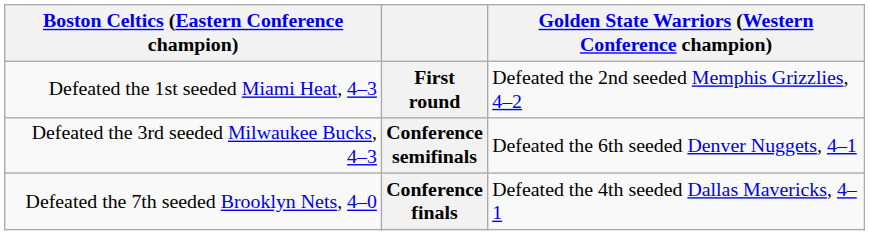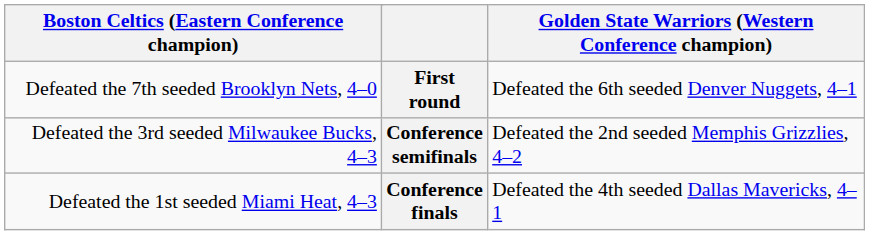(213, 89) Defeated the 1st seeded Miami Heat, 4–3 -> (201, 89) Defeated the 7th seeded Brooklyn Nets, 4–0
(670, 89) Defeated the 2nd seeded Memphis Grizzlies, 4–2 -> (674, 89) Defeated the 6th seeded Denver Nuggets, 4–1
(674, 145) Defeated the 6th seeded Denver Nuggets, 4–1 -> (670, 145) Defeated the 2nd seeded Memphis Grizzlies, 4–2
(201, 201) Defeated the 7th seeded Brooklyn Nets, 4–0 -> (213, 201) Defeated the 1st seeded Miami Heat, 4–3
